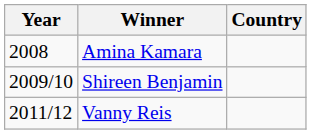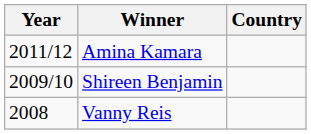(29, 50) 2008 -> (41, 50) 2011/12
(41, 112) 2011/12 -> (29, 112) 2008
